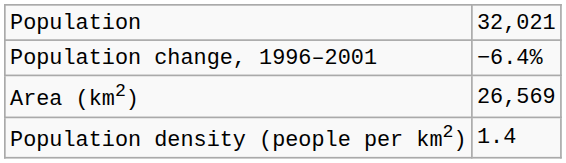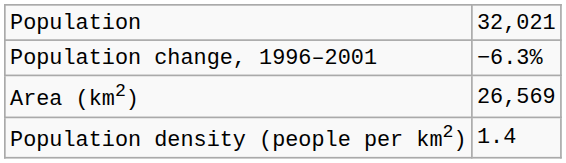(510, 58) −6.4% -> (510, 58) −6.3%
